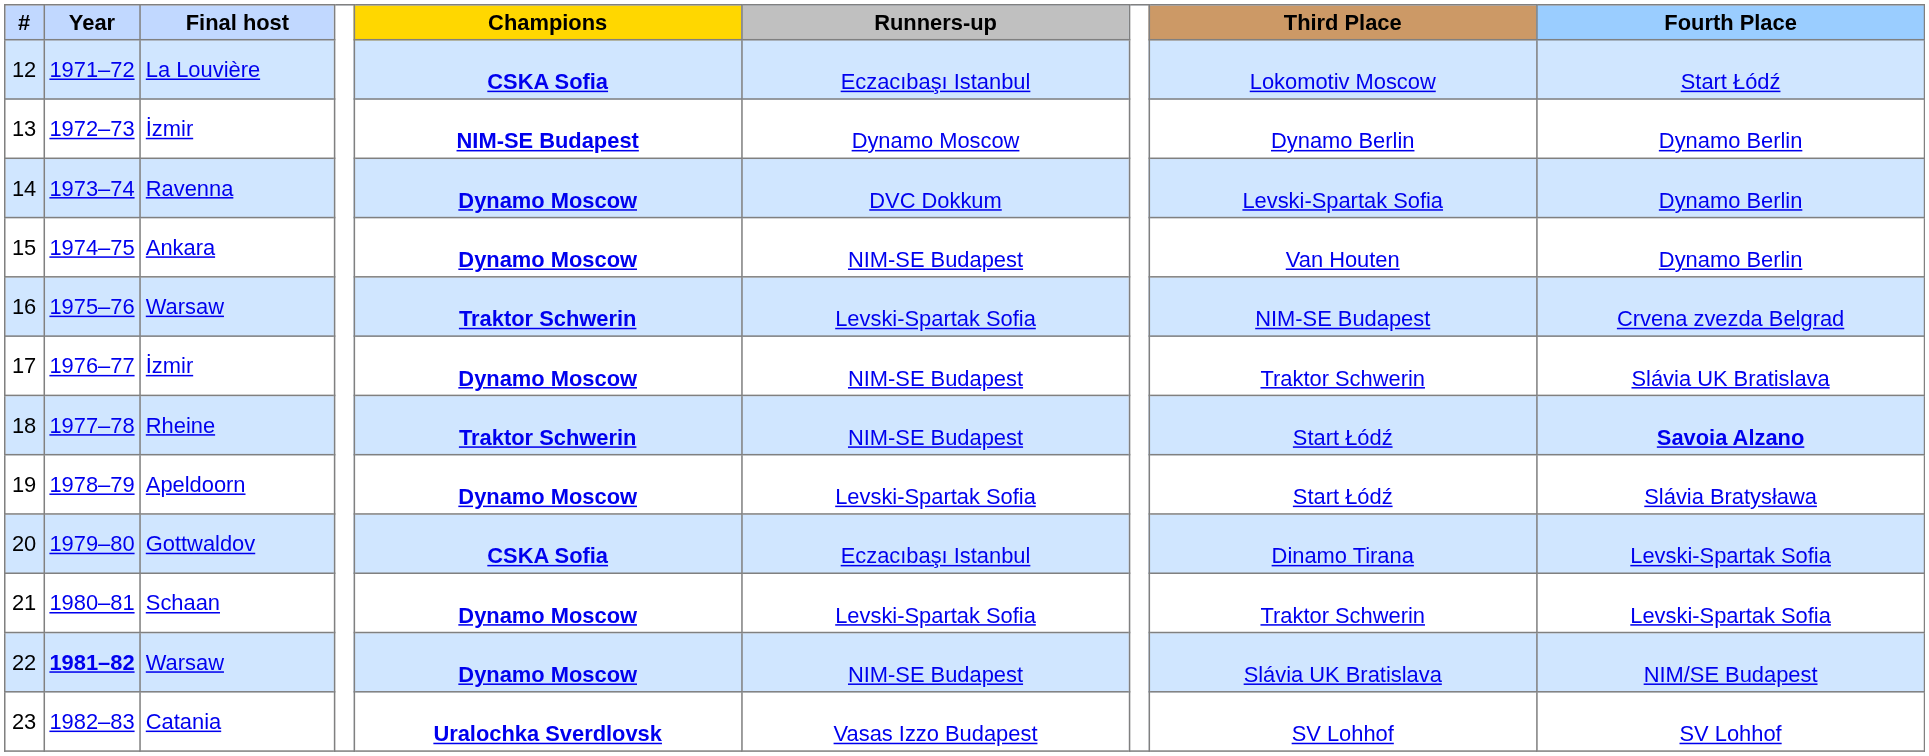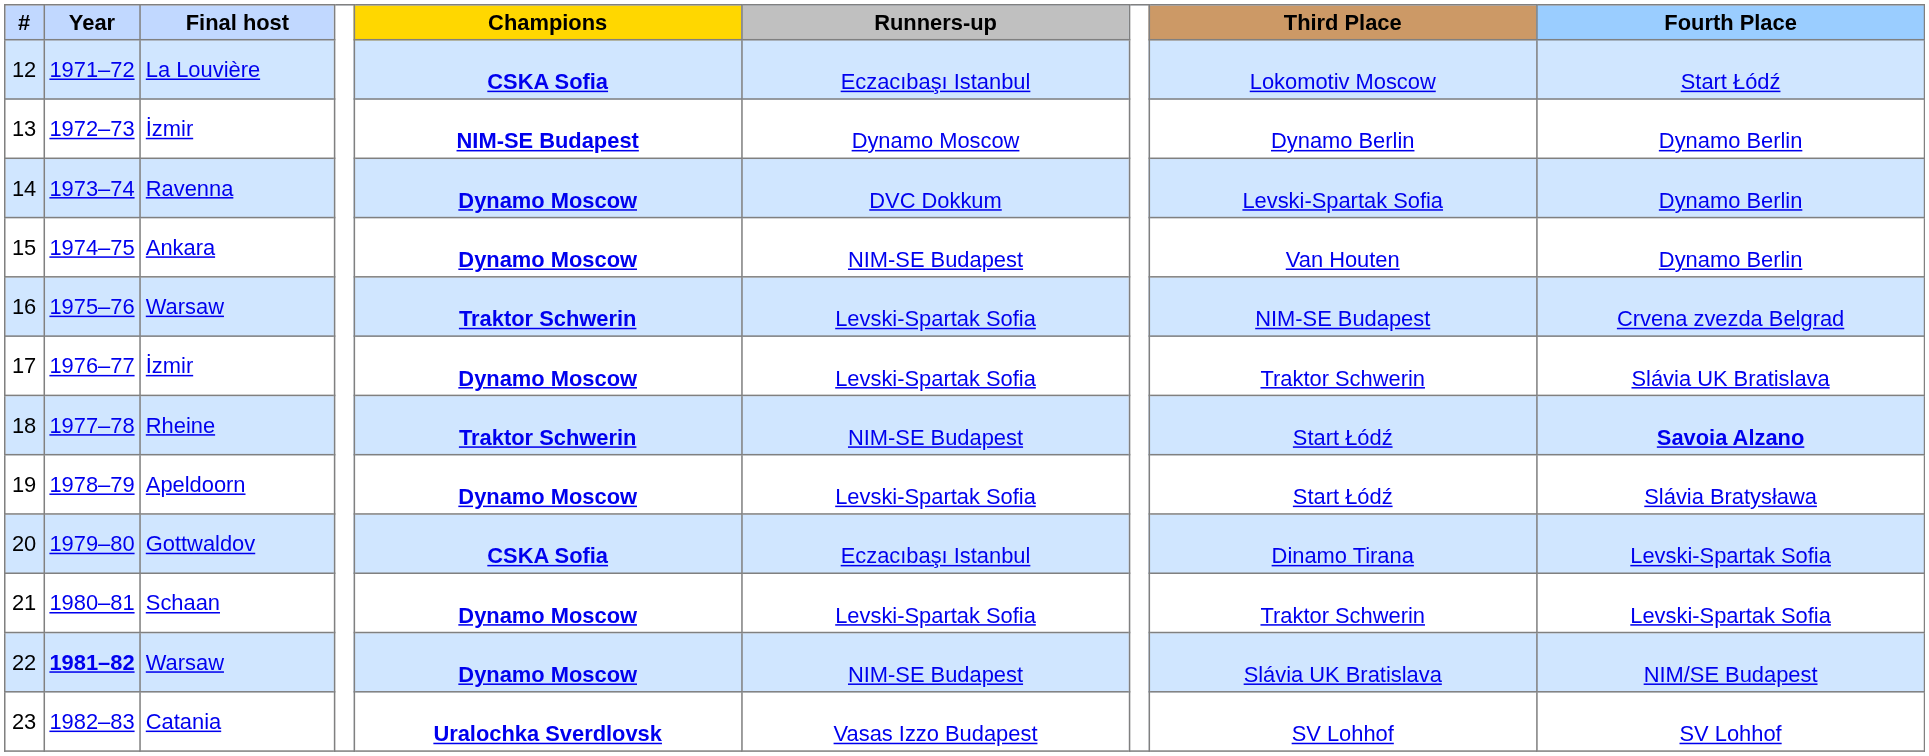(936, 378) NIM-SE Budapest -> (936, 378) Levski-Spartak Sofia
